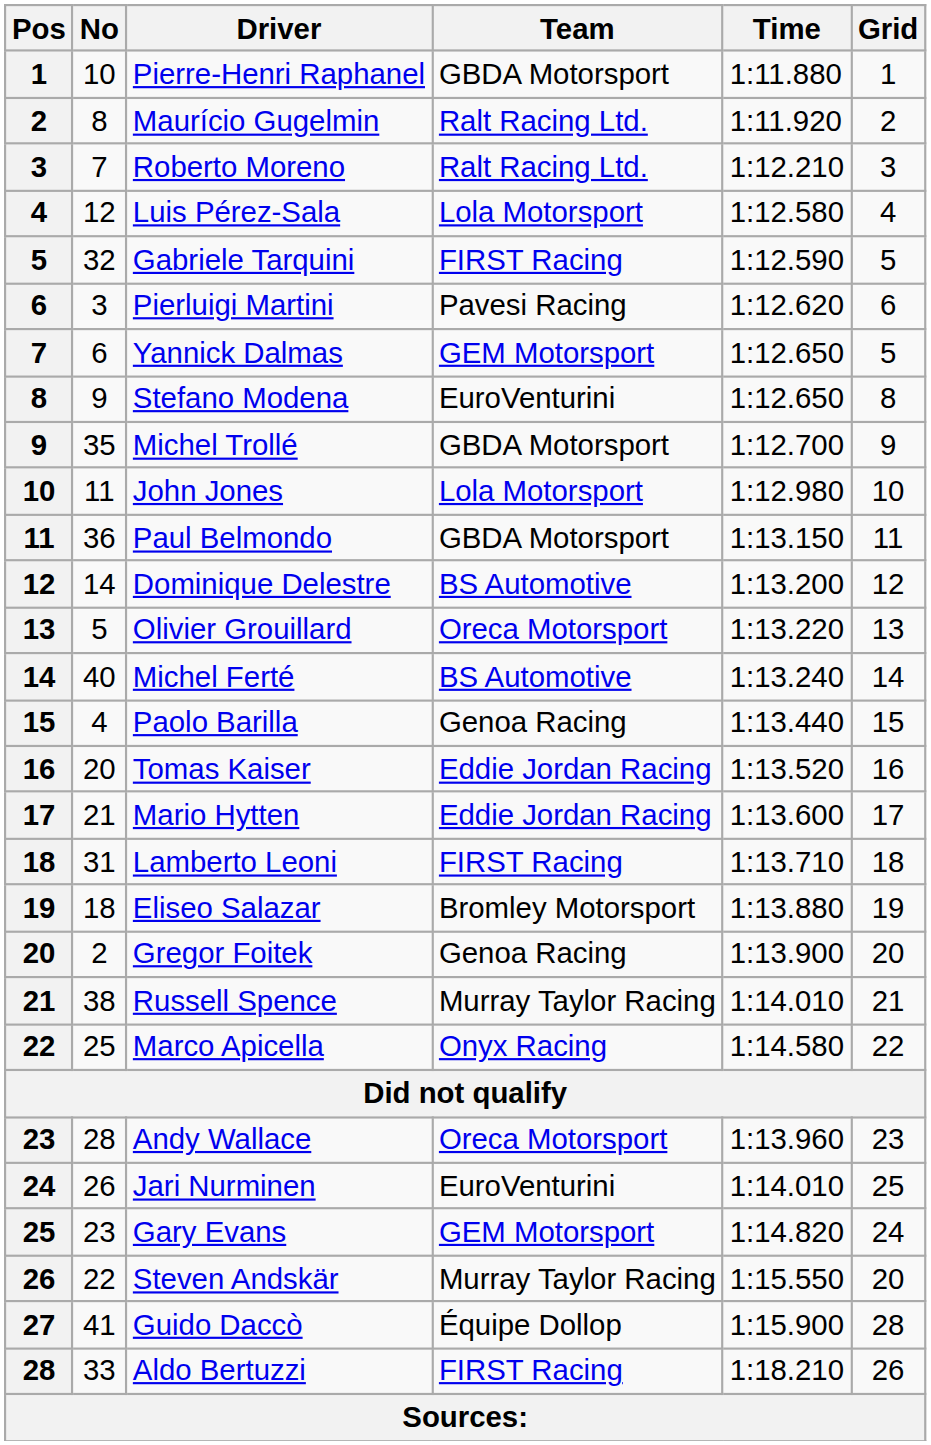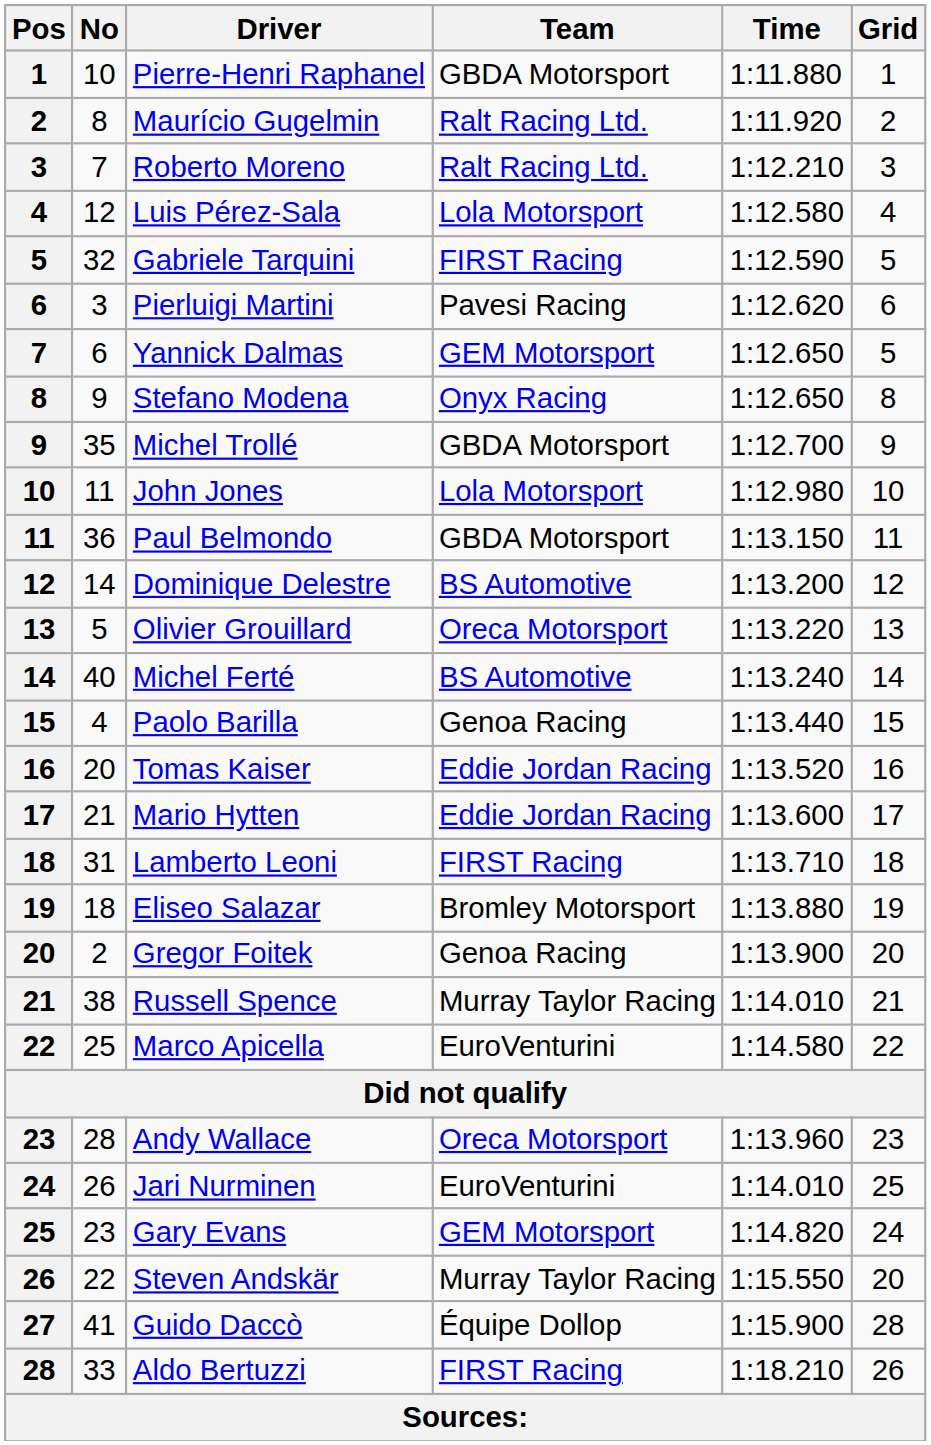(527, 398) EuroVenturini -> (523, 398) Onyx Racing
(523, 1047) Onyx Racing -> (527, 1047) EuroVenturini
